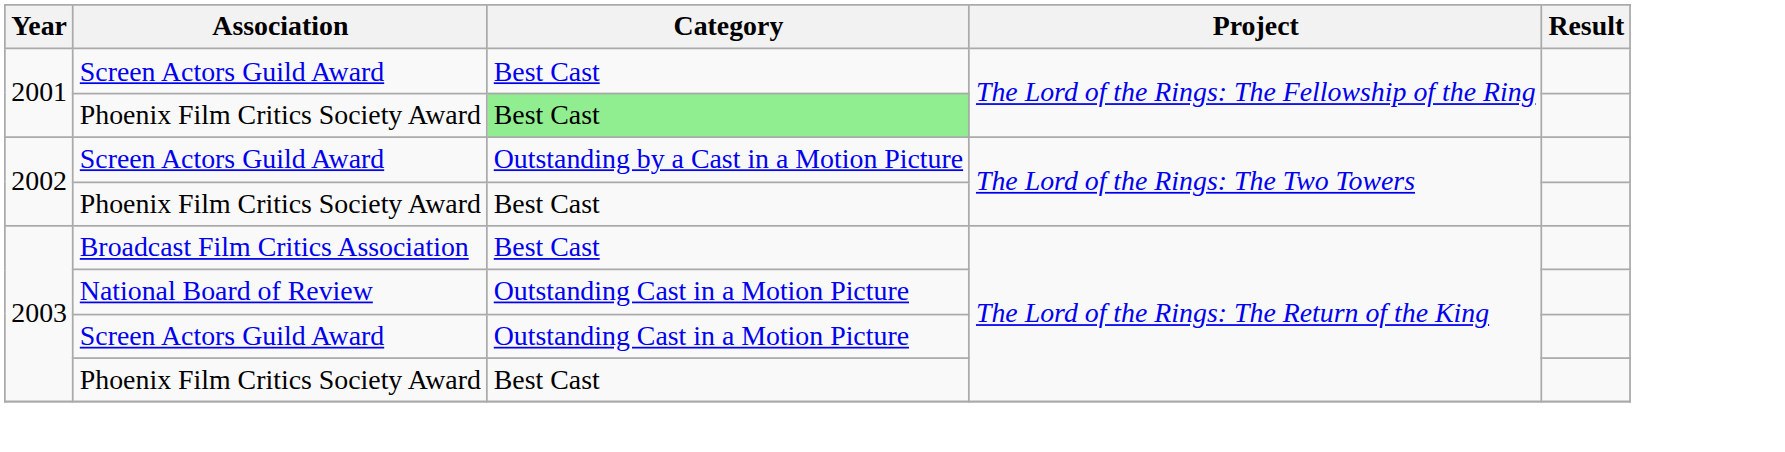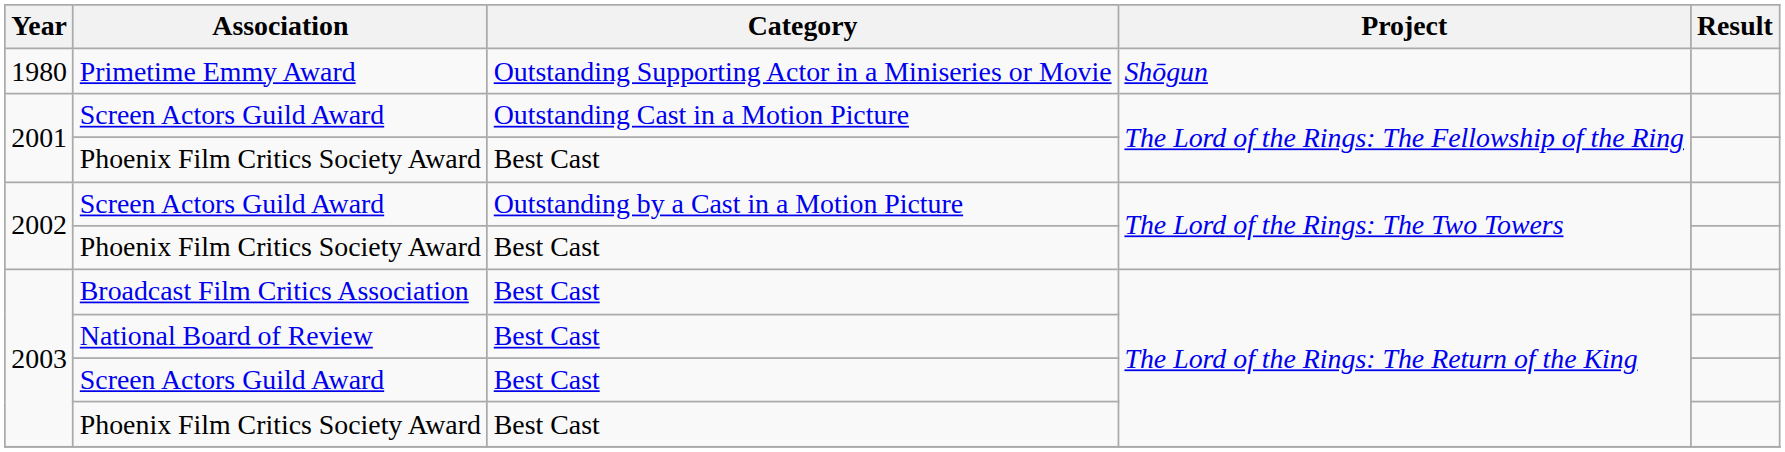+ row: (39, 70)
(547, 70) Best Cast -> (701, 114) Outstanding Cast in a Motion Picture
(547, 114) lightgreen background -> (547, 159) no background
(701, 291) Outstanding Cast in a Motion Picture -> (547, 335) Best Cast
(701, 335) Outstanding Cast in a Motion Picture -> (547, 379) Best Cast
